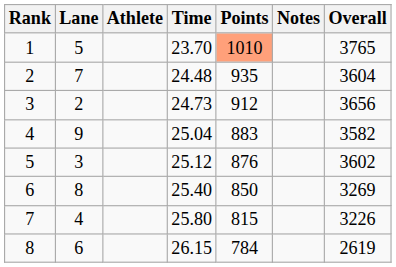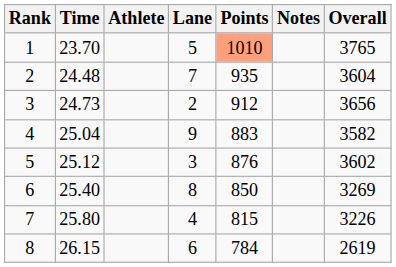columns swapped: (79, 18) <-> (192, 18)
